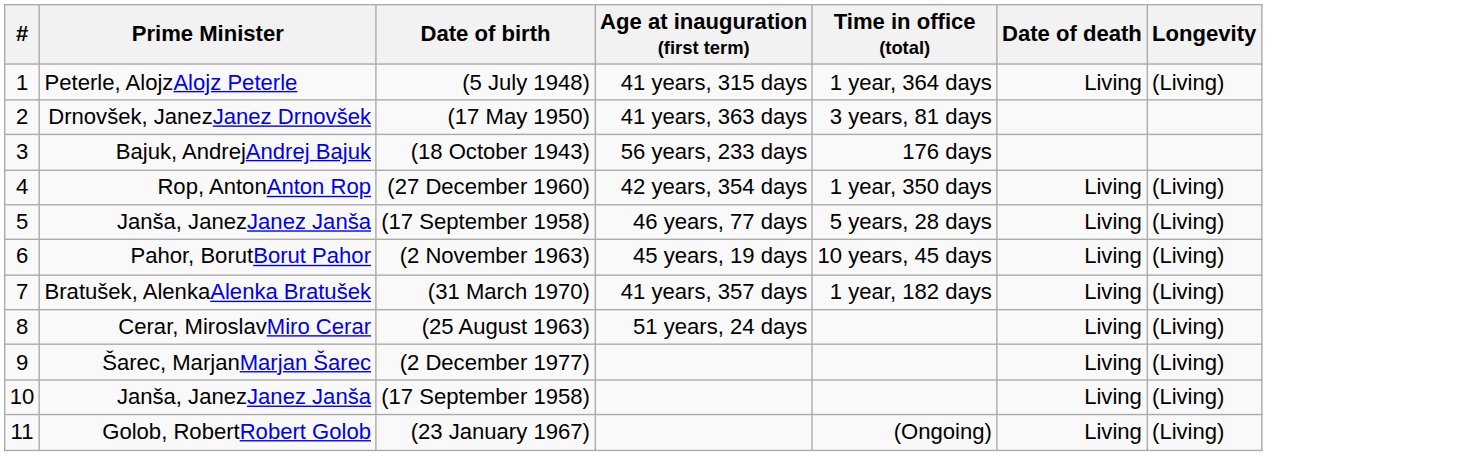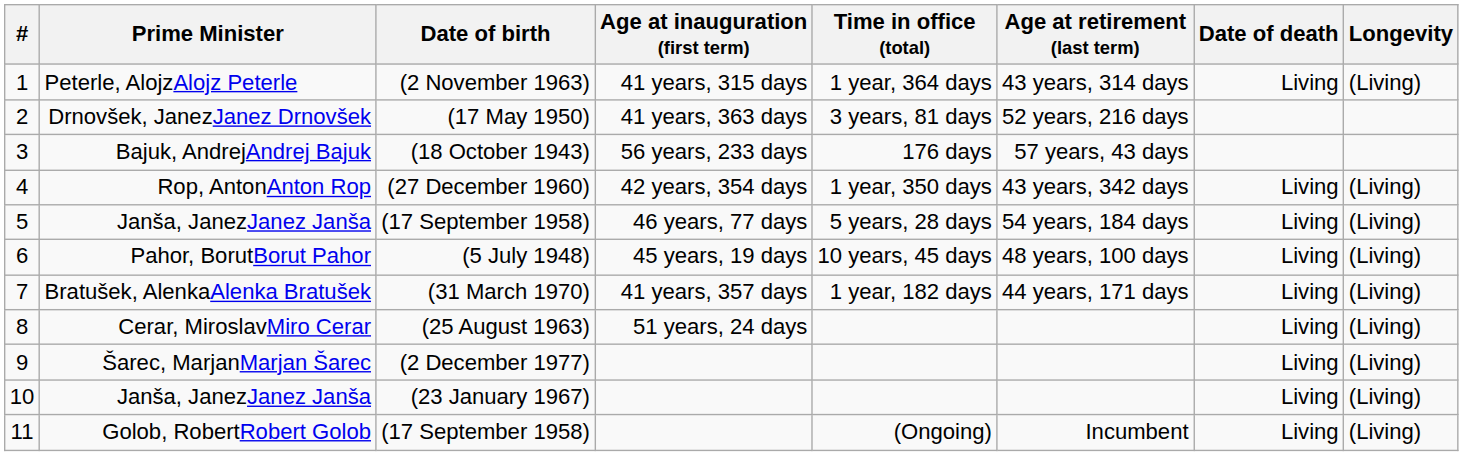+ column: (1095, 34)
(526, 81) (5 July 1948) -> (495, 81) (2 November 1963)
(495, 256) (2 November 1963) -> (526, 256) (5 July 1948)
(486, 397) (17 September 1958) -> (500, 397) (23 January 1967)
(500, 432) (23 January 1967) -> (486, 432) (17 September 1958)
